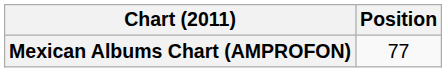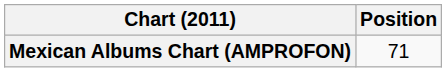(399, 50) 77 -> (399, 50) 71
